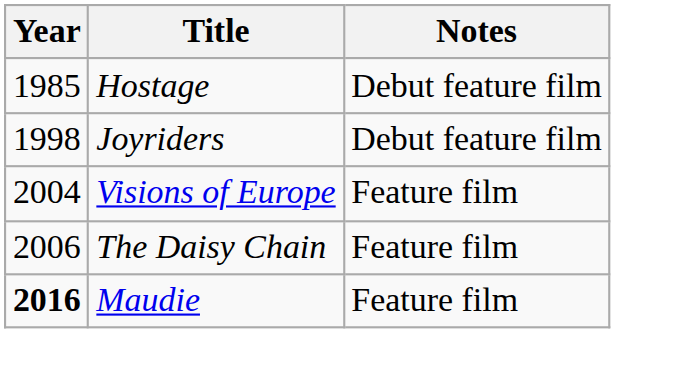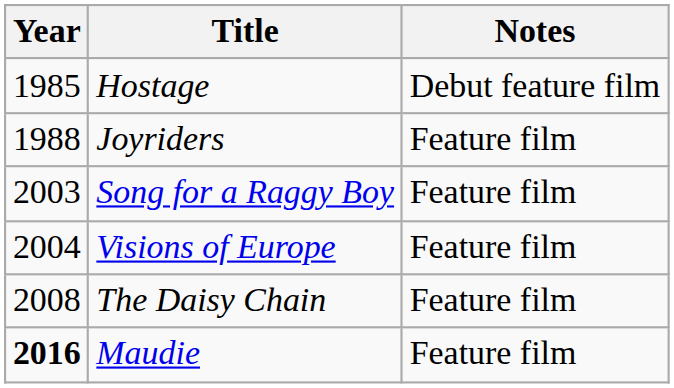(47, 138) 1998 -> (47, 138) 1988
(477, 138) Debut feature film -> (493, 138) Feature film
+ row: (245, 192)
(47, 246) 2006 -> (47, 300) 2008
